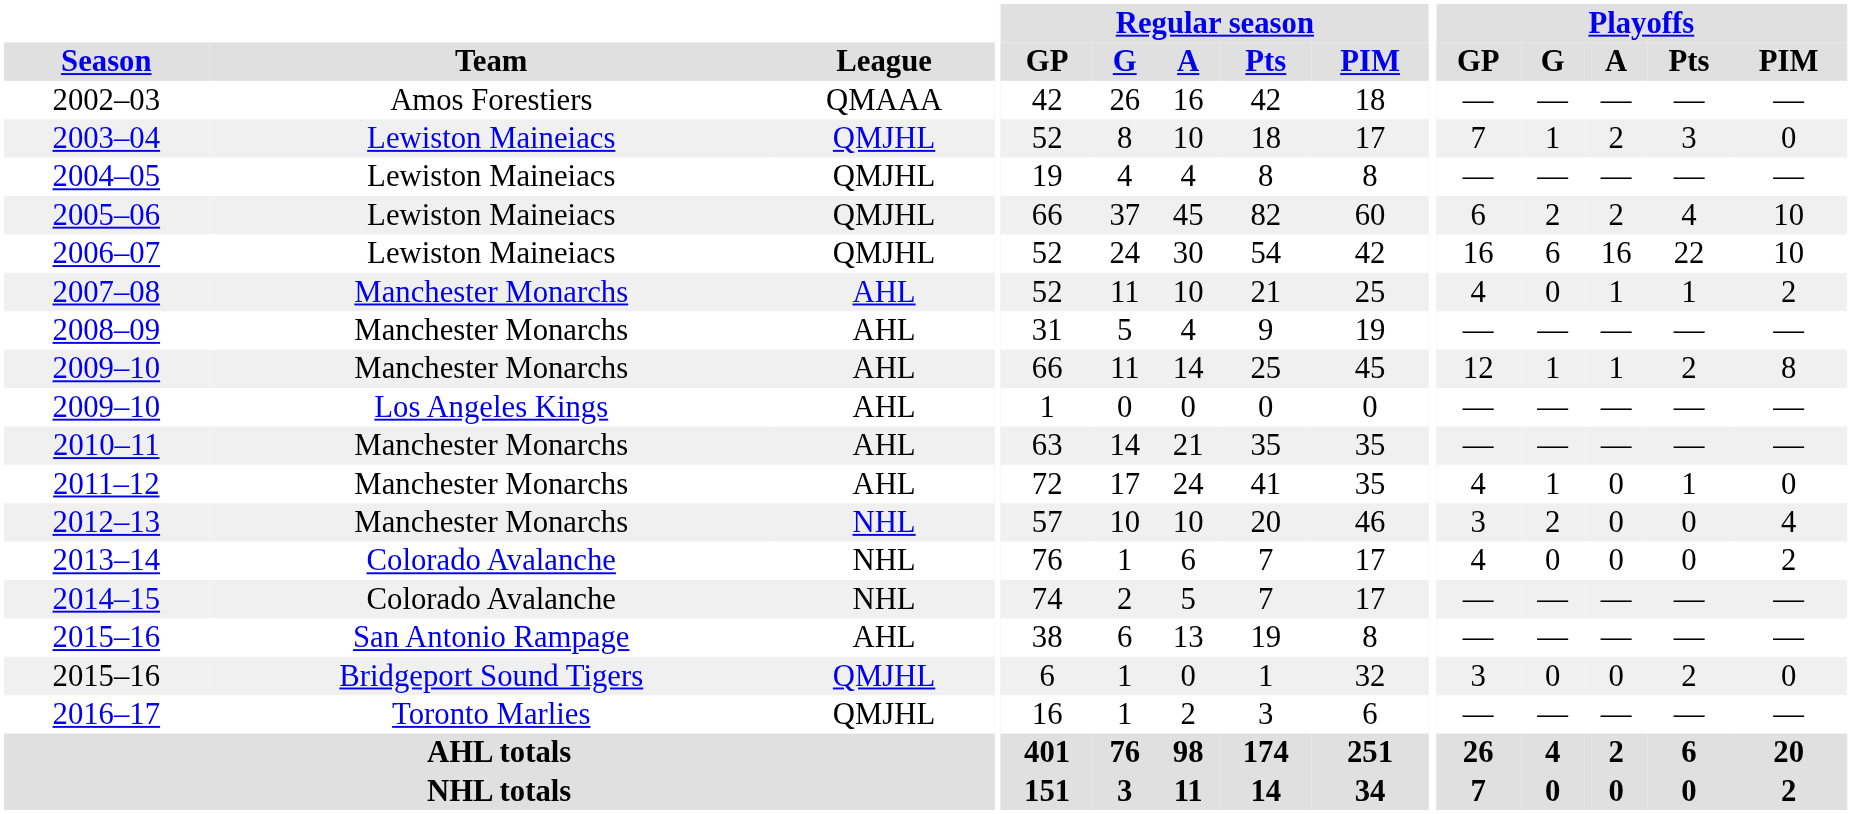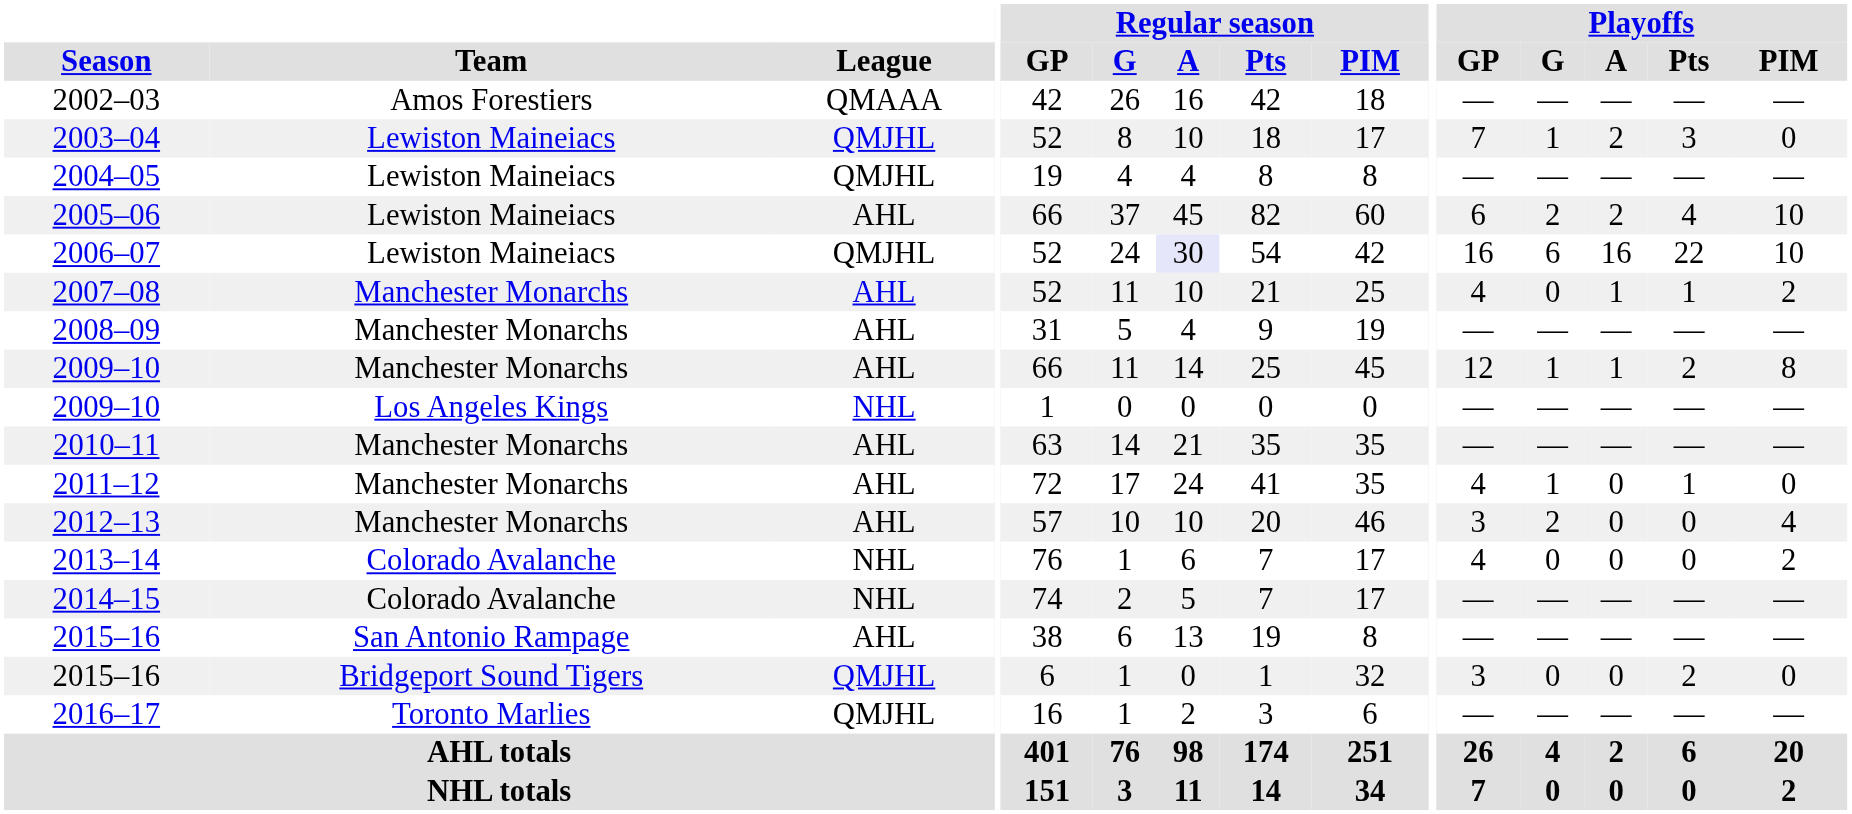(884, 214) QMJHL -> (884, 214) AHL
(1188, 253) no background -> (1188, 253) lavender background
(884, 406) AHL -> (884, 406) NHL
(884, 521) NHL -> (884, 521) AHL
